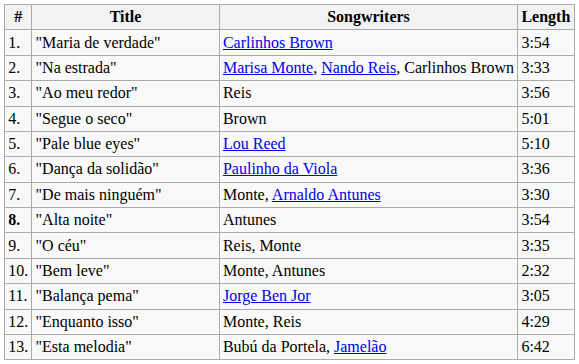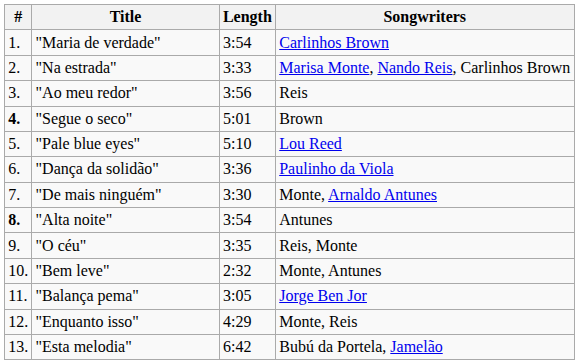columns swapped: (368, 17) <-> (546, 17)
(14, 118) normal -> (14, 118) bold
